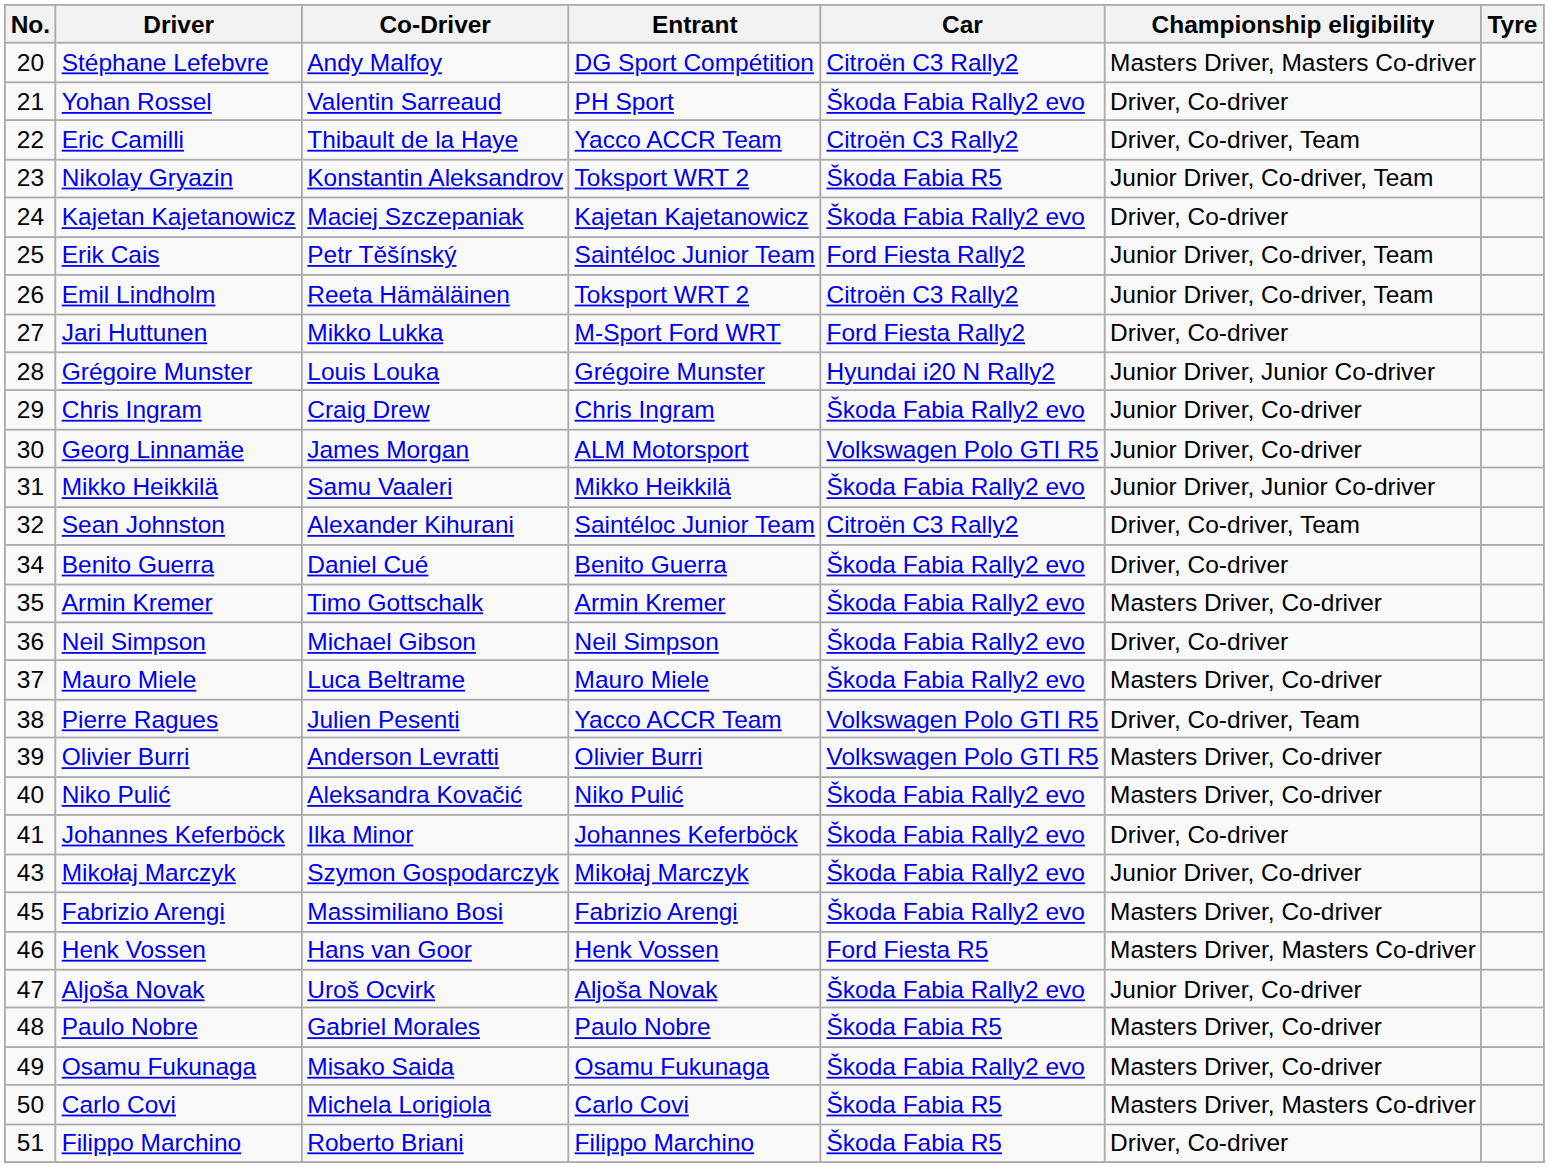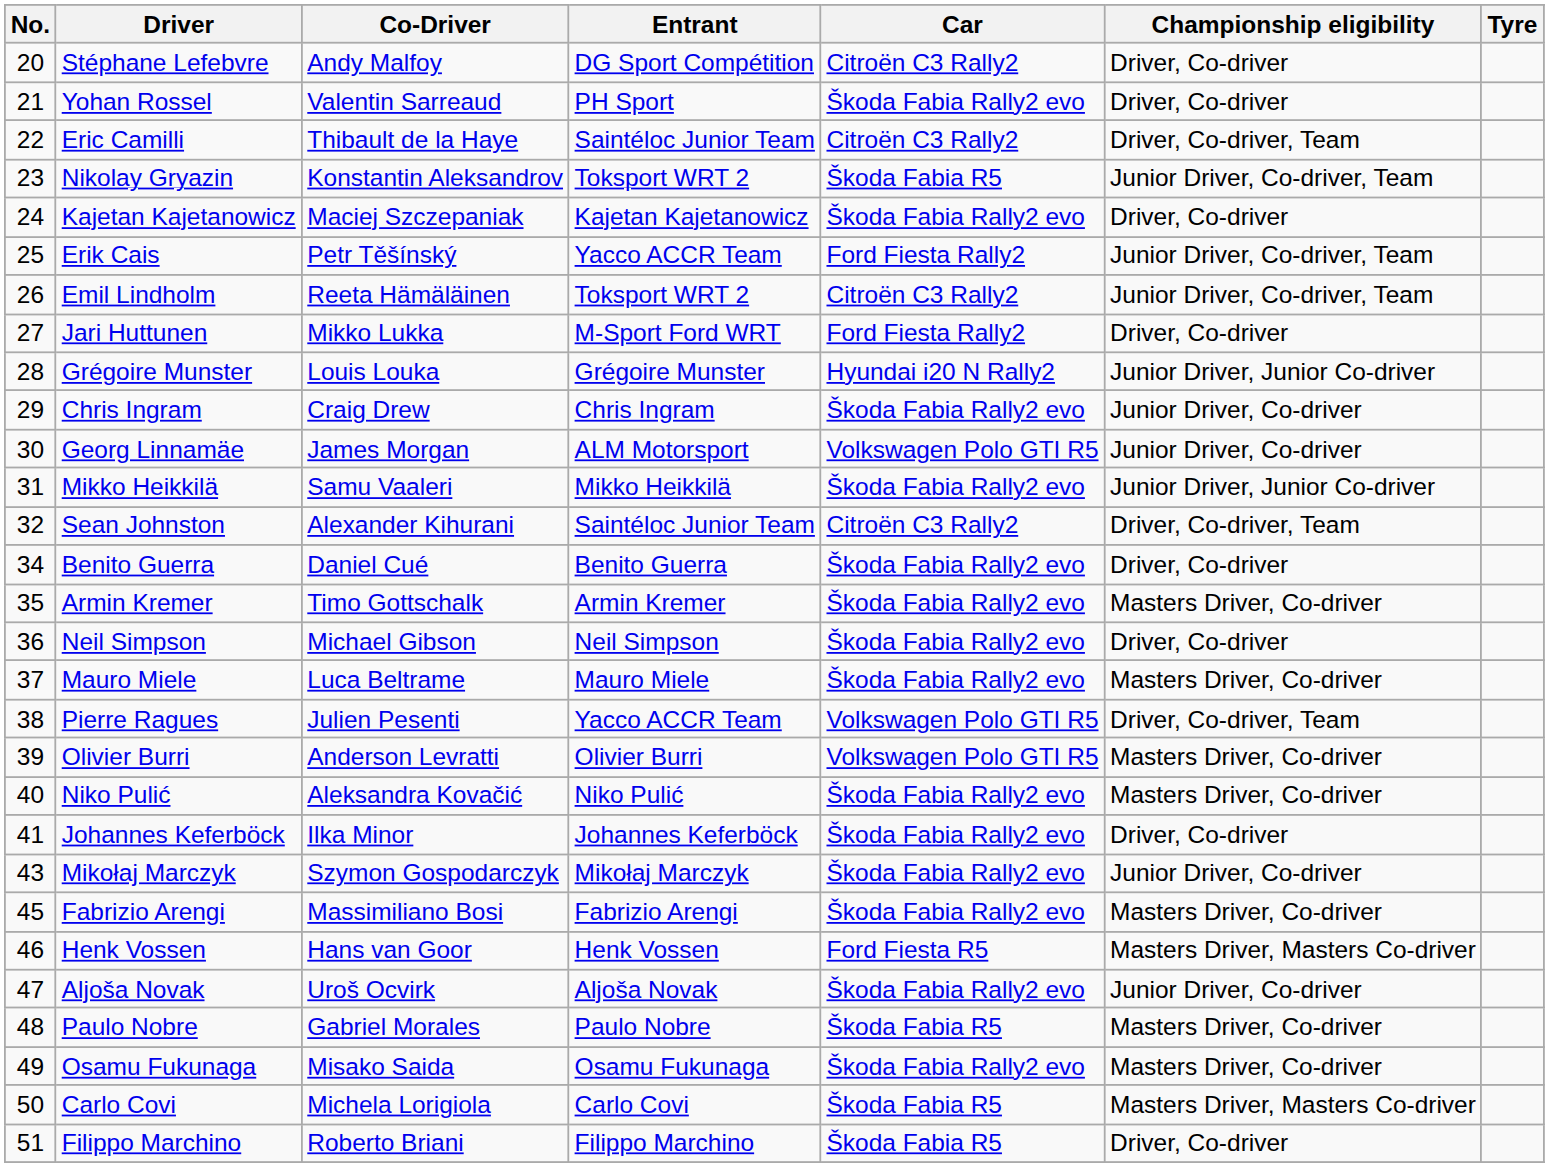(1293, 62) Masters Driver, Masters Co-driver -> (1199, 62) Driver, Co-driver
(678, 140) Yacco ACCR Team -> (695, 140) Saintéloc Junior Team
(695, 255) Saintéloc Junior Team -> (678, 255) Yacco ACCR Team
